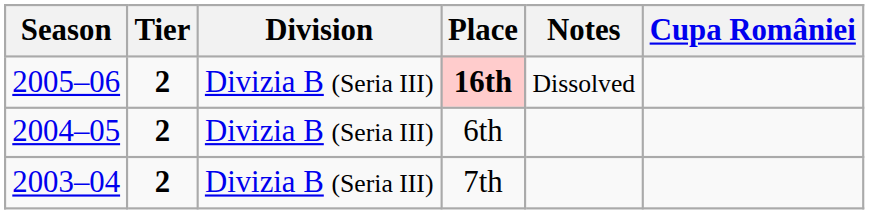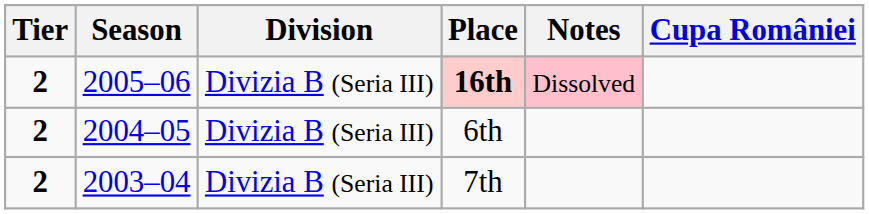columns swapped: (66, 30) <-> (162, 30)
(584, 83) no background -> (584, 83) pink background
